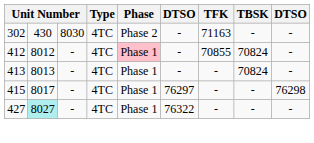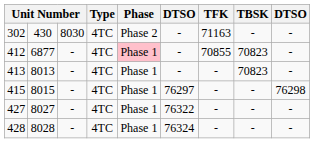(43, 52) 8012 -> (43, 52) 6877
(253, 52) 70824 -> (253, 52) 70823
(253, 71) 70824 -> (253, 71) 70823
(43, 90) 8017 -> (43, 90) 8015
(43, 109) paleturquoise background -> (43, 109) no background
+ row: (16, 128)
